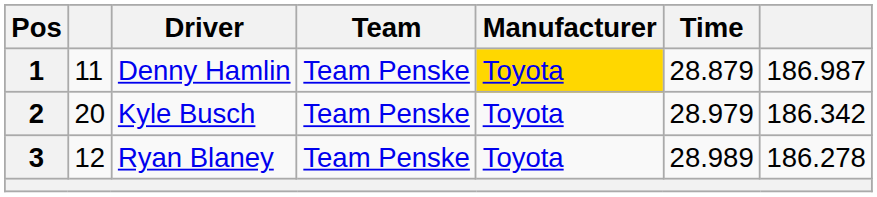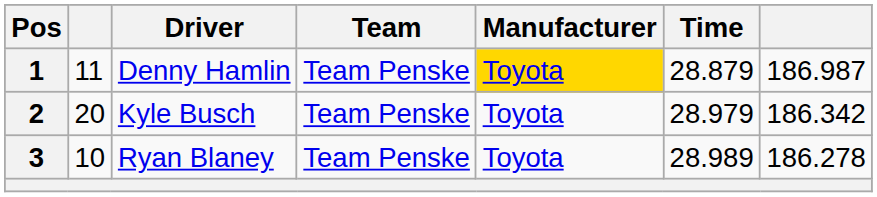(90, 158) 12 -> (90, 158) 10
